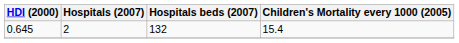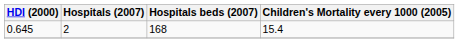(158, 29) 132 -> (158, 29) 168
